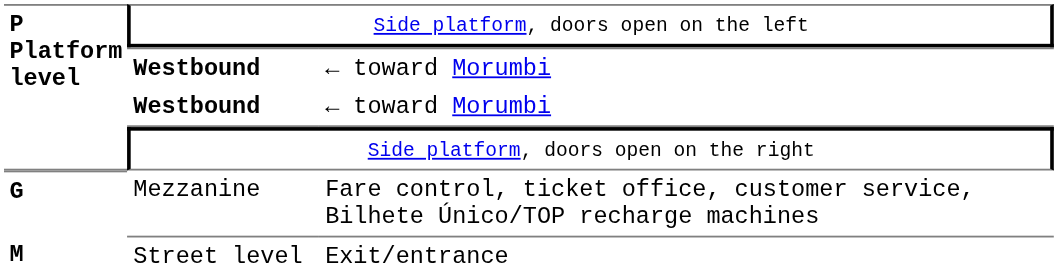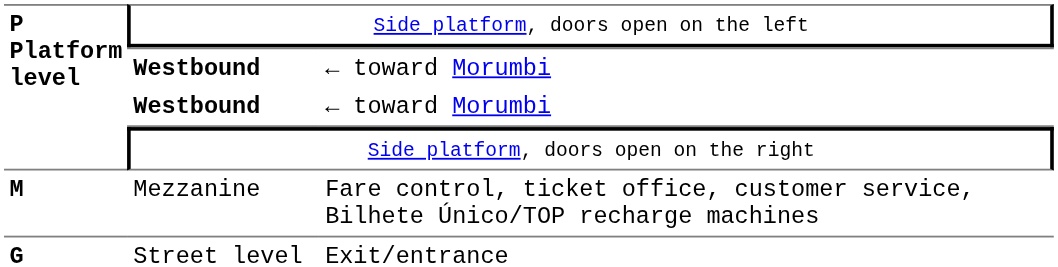(17, 191) G -> (17, 190) M
(17, 255) M -> (17, 256) G
